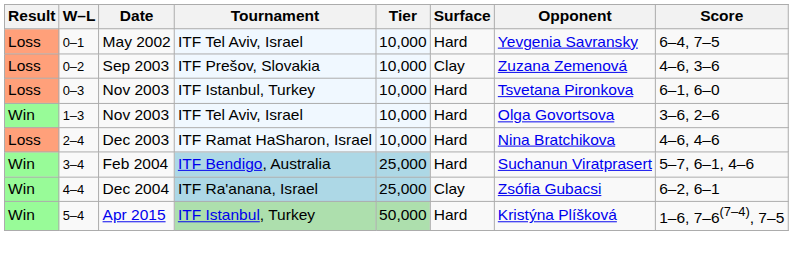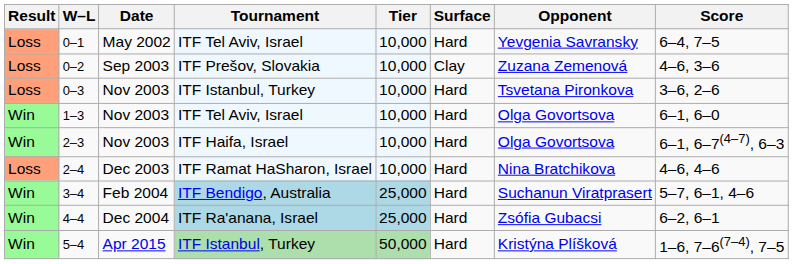(689, 90) 6–1, 6–0 -> (689, 90) 3–6, 2–6
(689, 115) 3–6, 2–6 -> (689, 115) 6–1, 6–0
+ row: (73, 142)
(449, 189) Clay -> (451, 217) Hard
